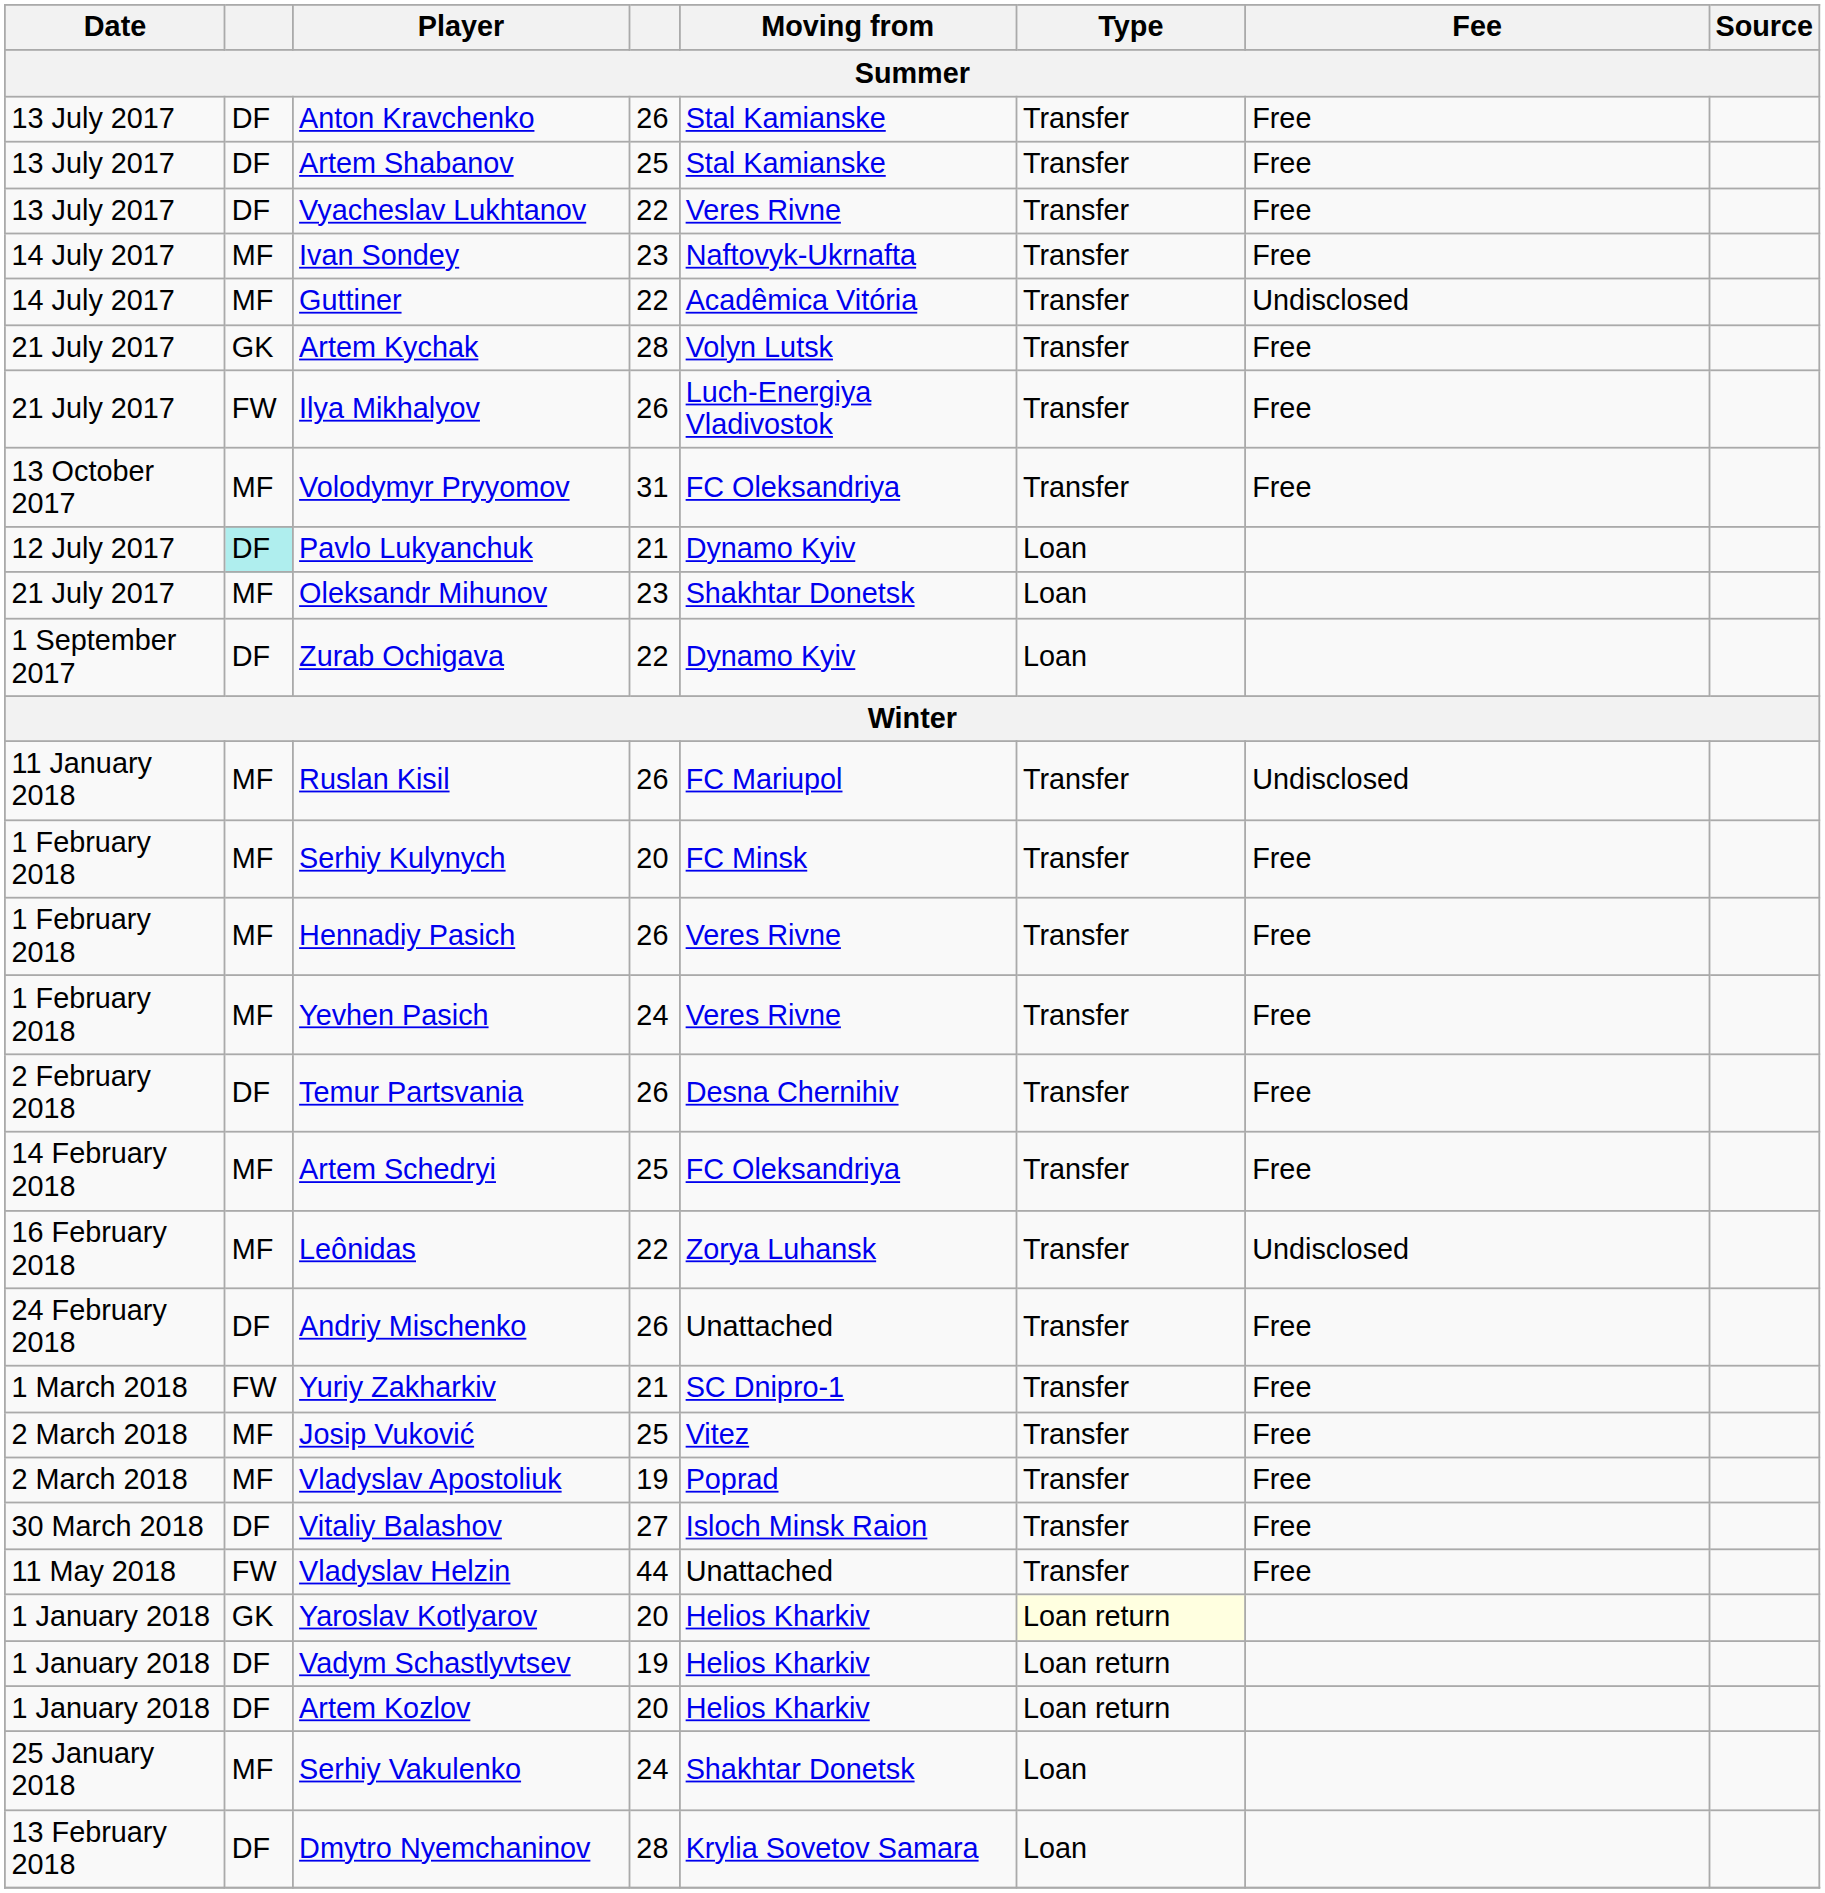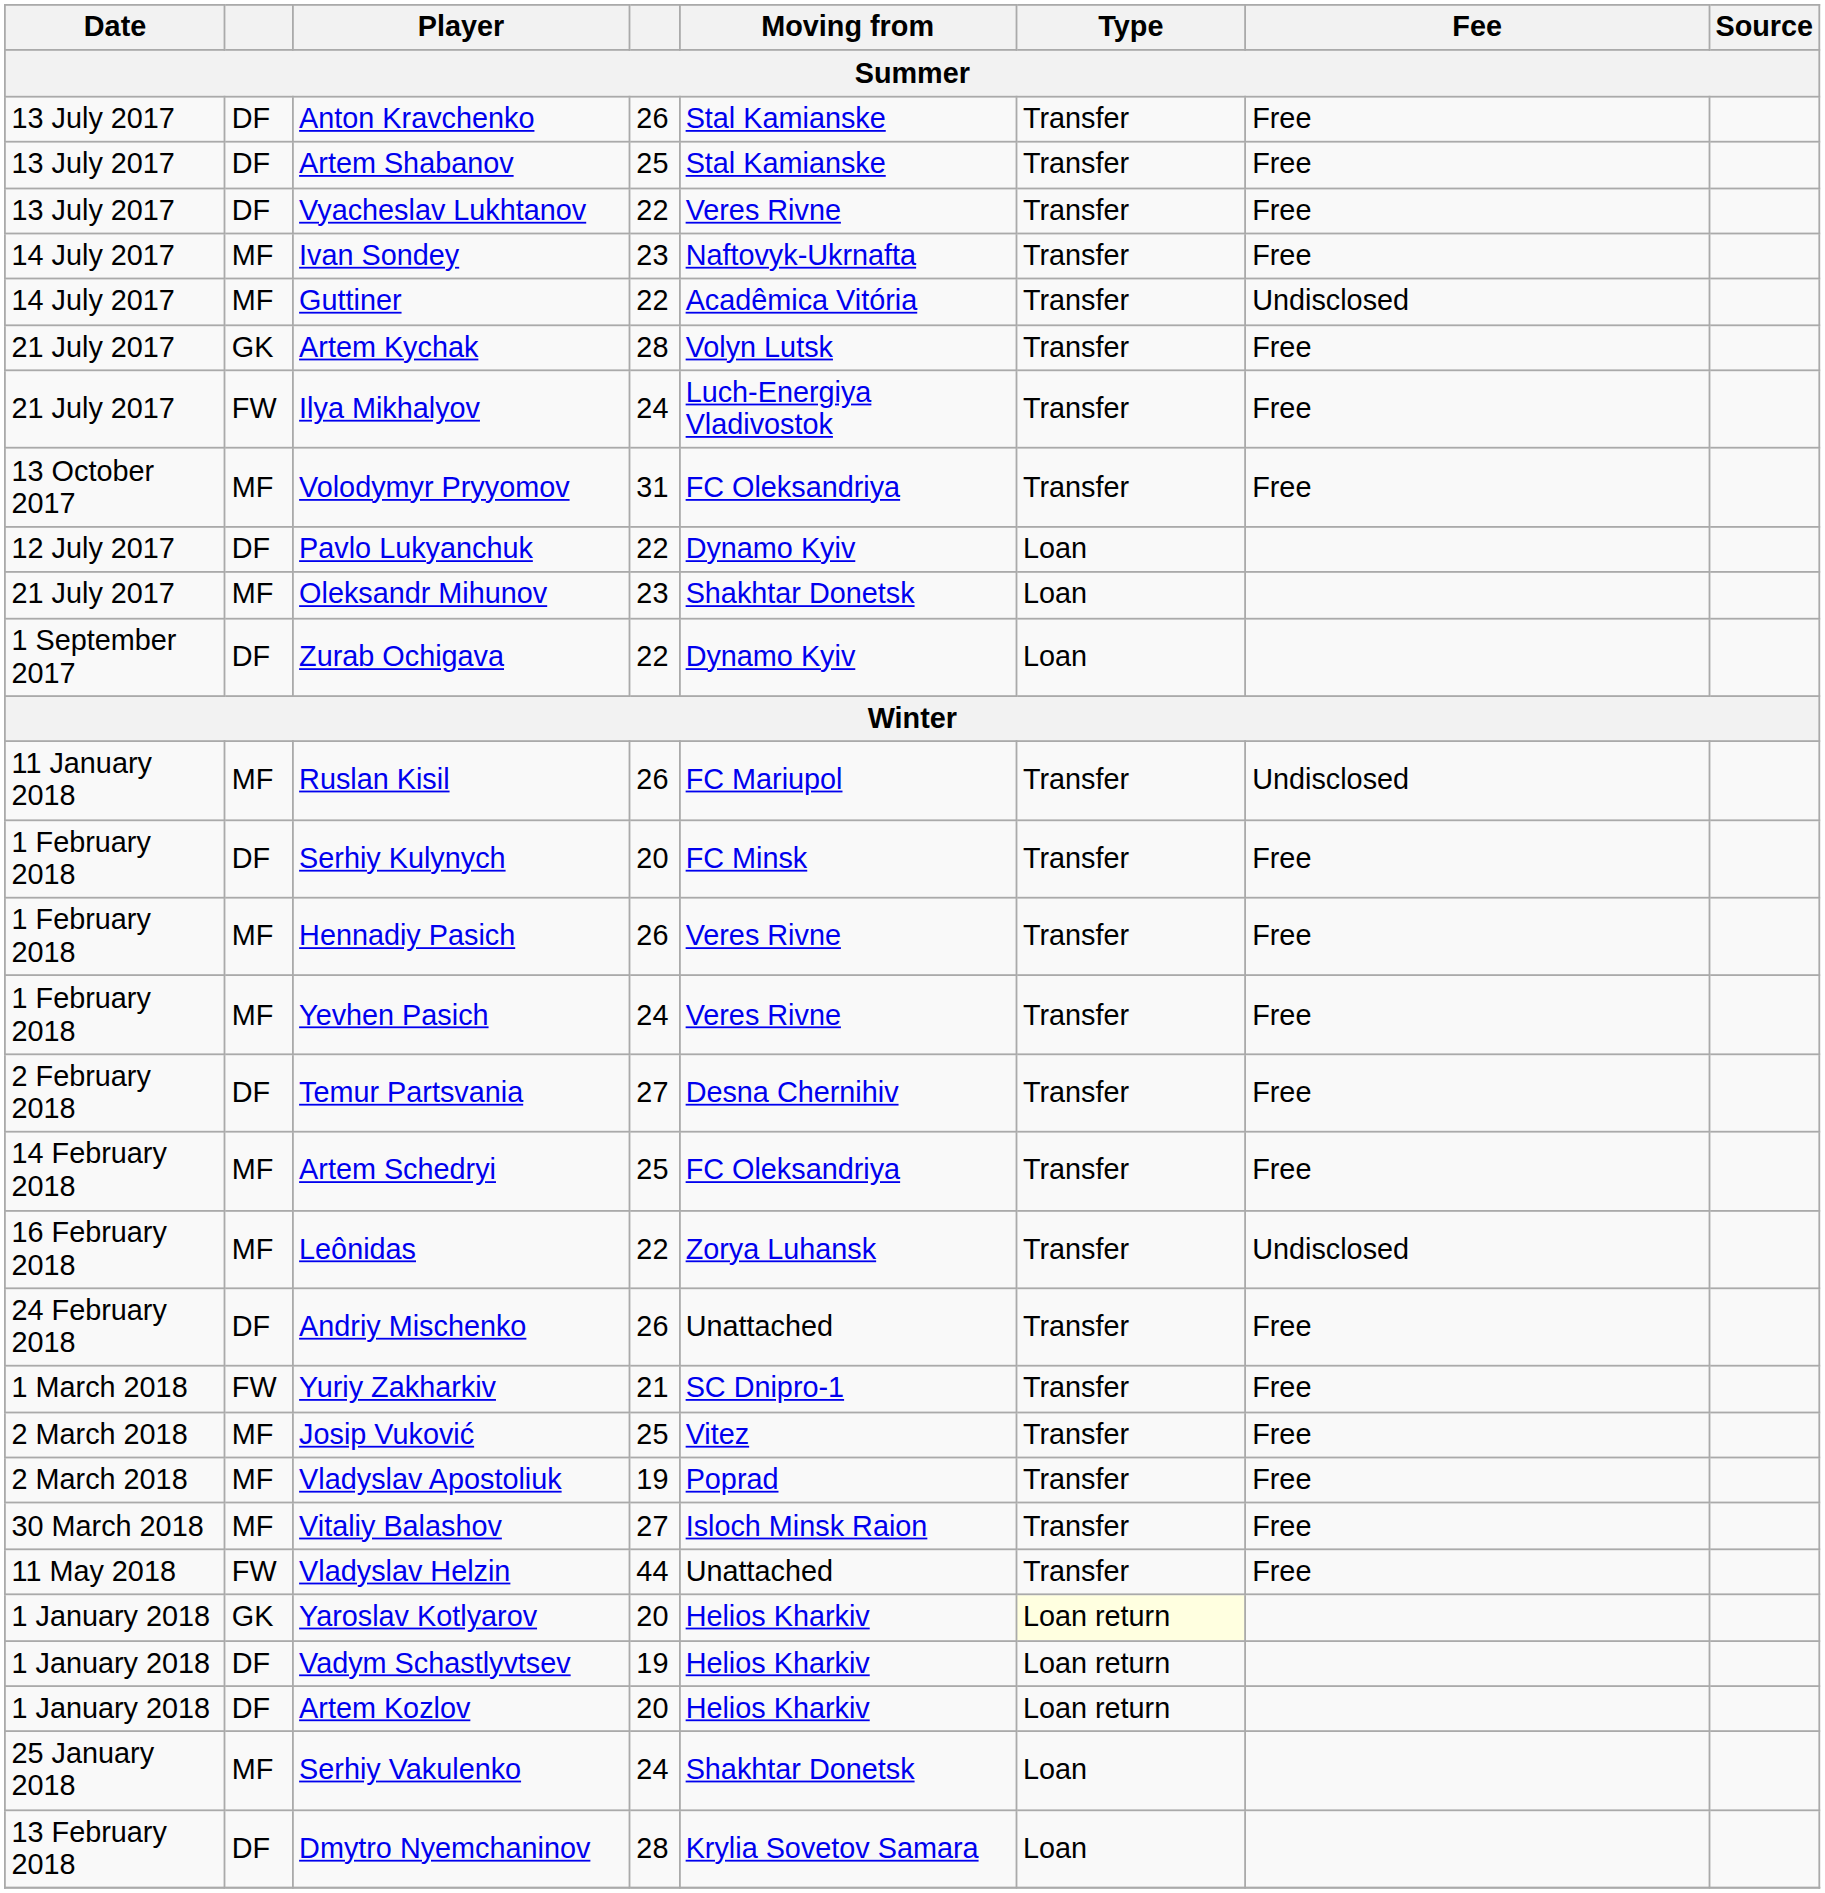(652, 408) 26 -> (652, 408) 24
(251, 548) paleturquoise background -> (251, 548) no background
(652, 548) 21 -> (652, 548) 22
(253, 858) MF -> (251, 858) DF
(652, 1092) 26 -> (652, 1092) 27
(251, 1525) DF -> (253, 1525) MF
